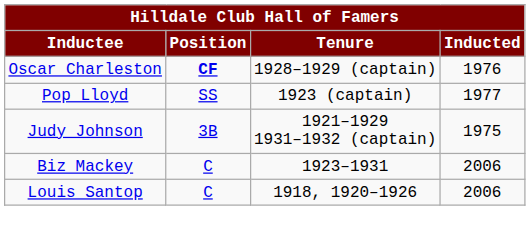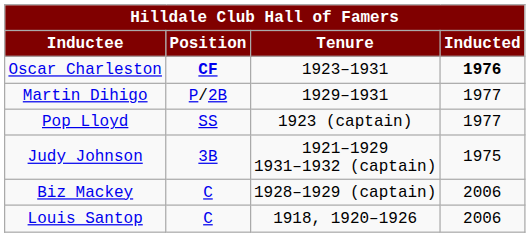(345, 70) 1928–1929 (captain) -> (345, 70) 1923–1931
(482, 70) normal -> (482, 70) bold
+ row: (85, 96)
(345, 166) 1923–1931 -> (345, 192) 1928–1929 (captain)
